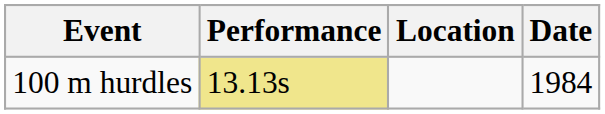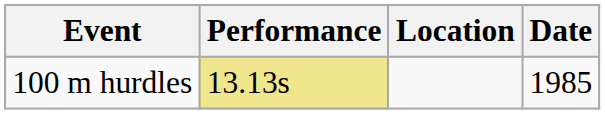(561, 82) 1984 -> (561, 82) 1985
